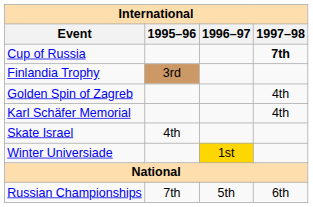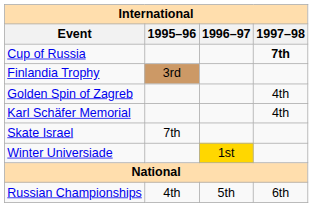(172, 133) 4th -> (172, 133) 7th
(172, 192) 7th -> (172, 192) 4th
